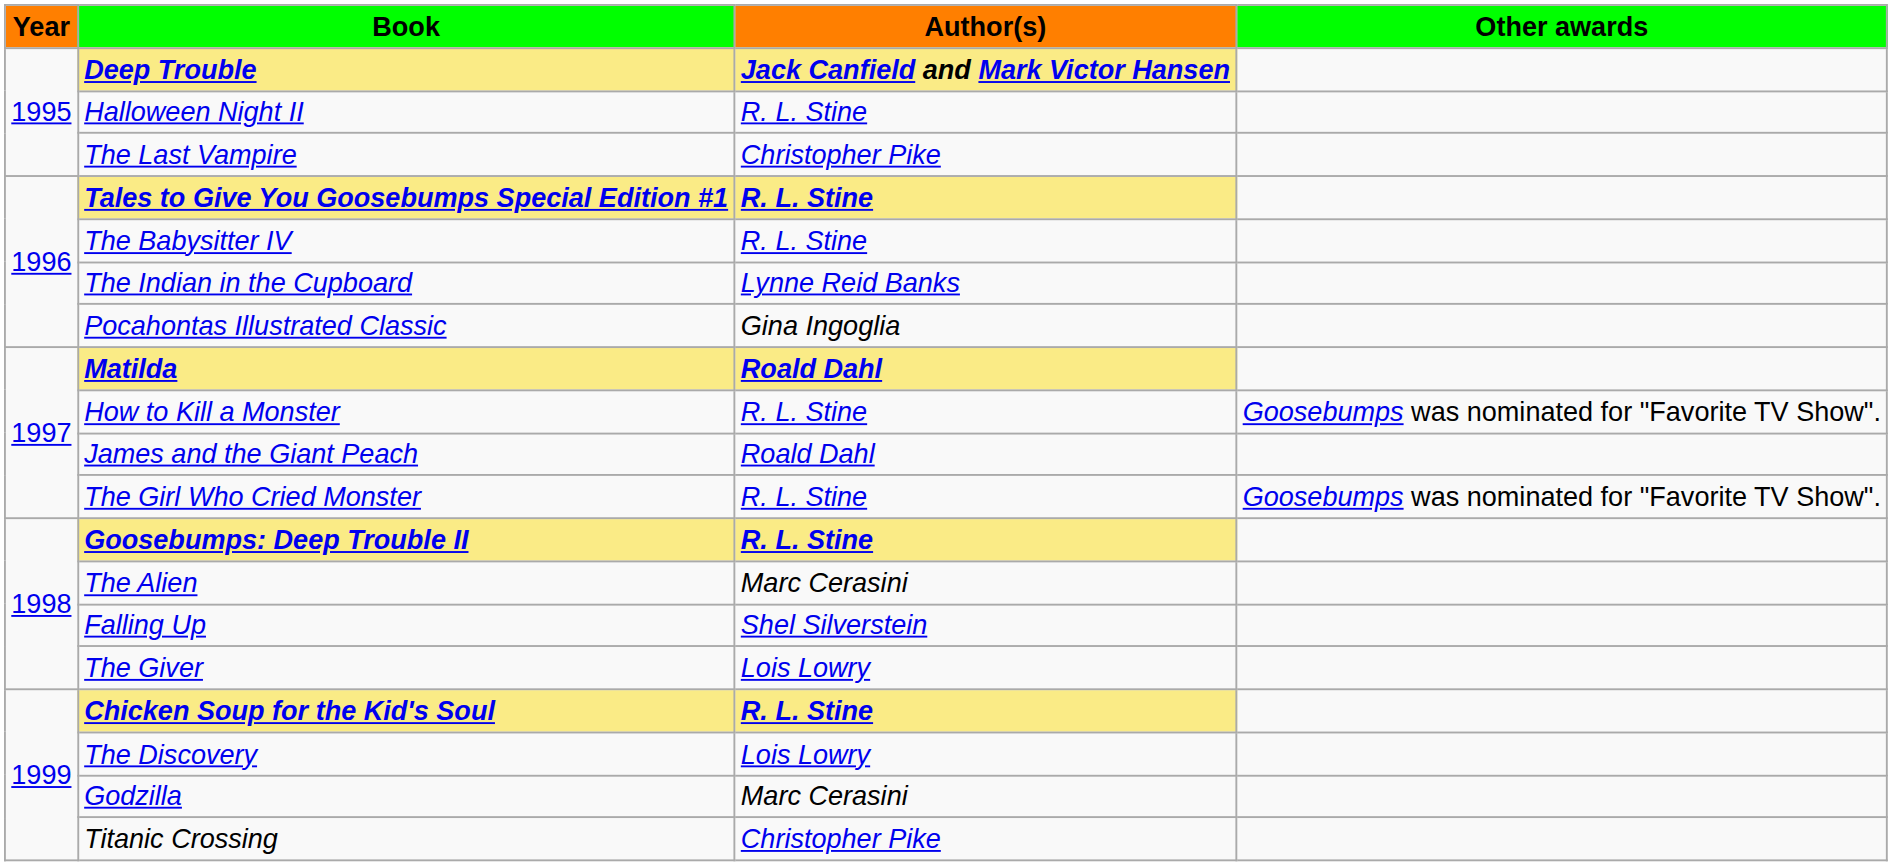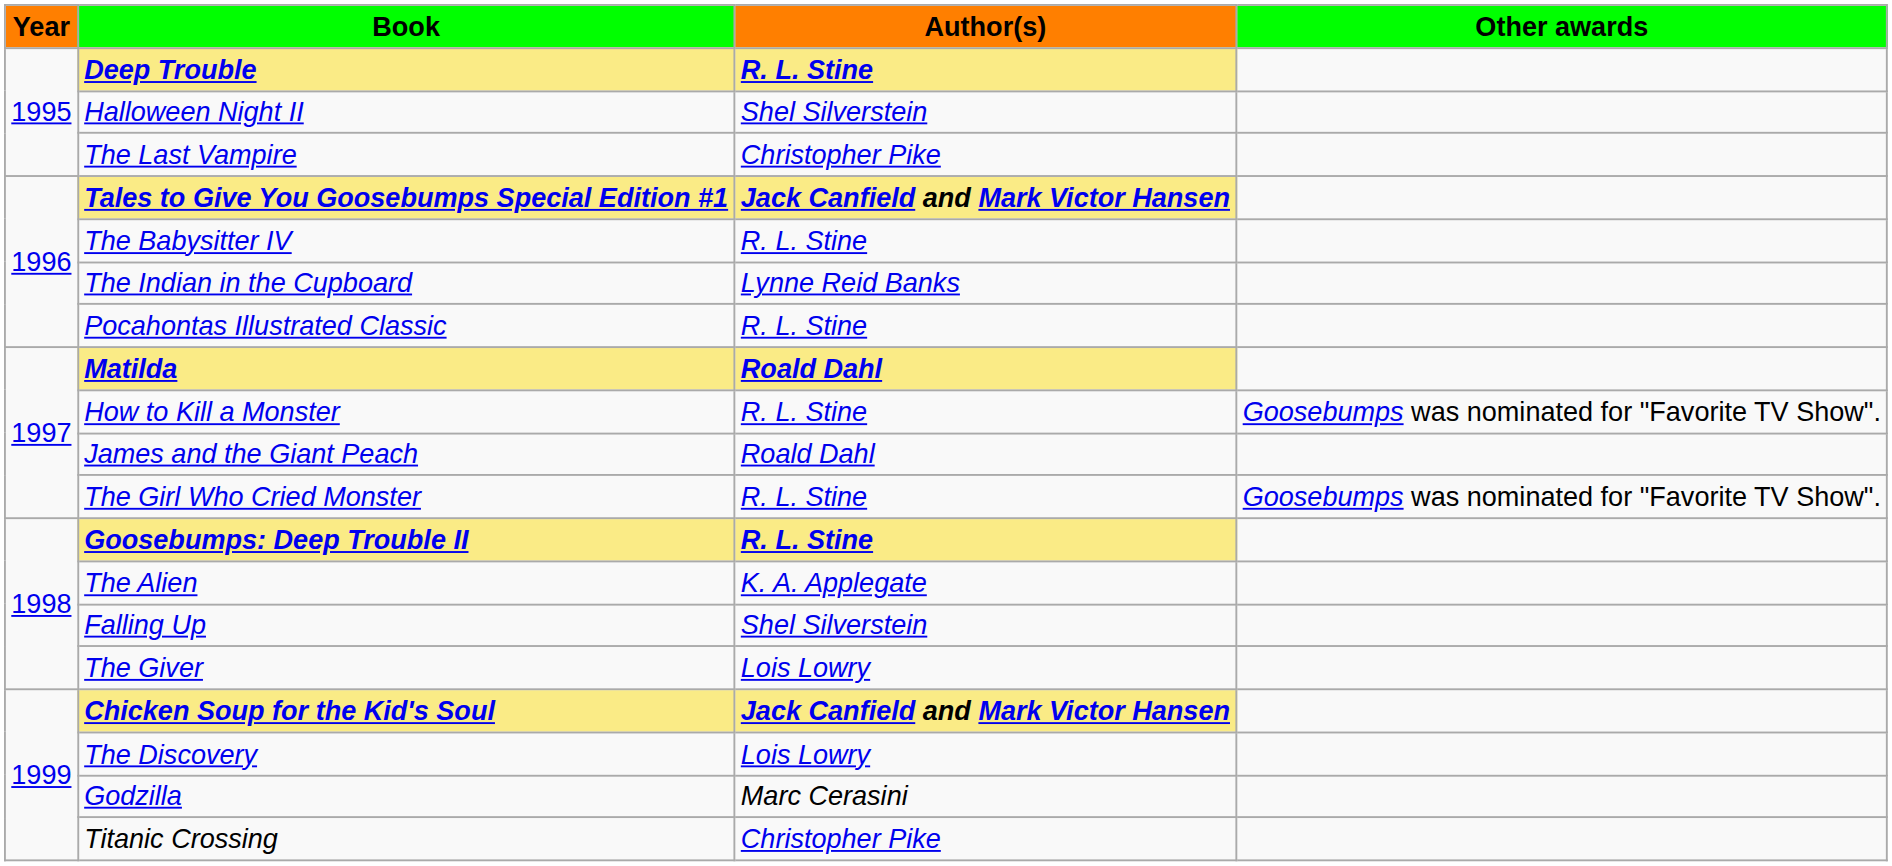(985, 69) Jack Canfield and Mark Victor Hansen -> (807, 69) R. L. Stine
(804, 112) R. L. Stine -> (834, 112) Shel Silverstein
(807, 198) R. L. Stine -> (985, 198) Jack Canfield and Mark Victor Hansen
(821, 326) Gina Ingoglia -> (804, 326) R. L. Stine
(824, 583) Marc Cerasini -> (834, 583) K. A. Applegate
(807, 711) R. L. Stine -> (985, 711) Jack Canfield and Mark Victor Hansen
